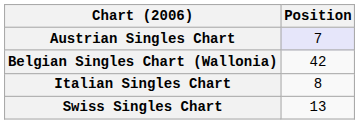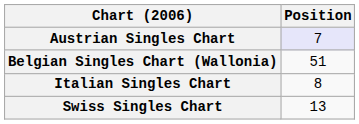(318, 62) 42 -> (318, 62) 51
